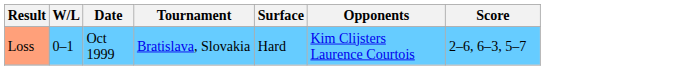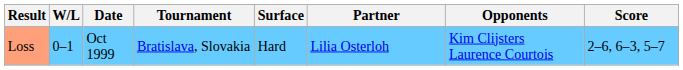+ column: (376, 15)
